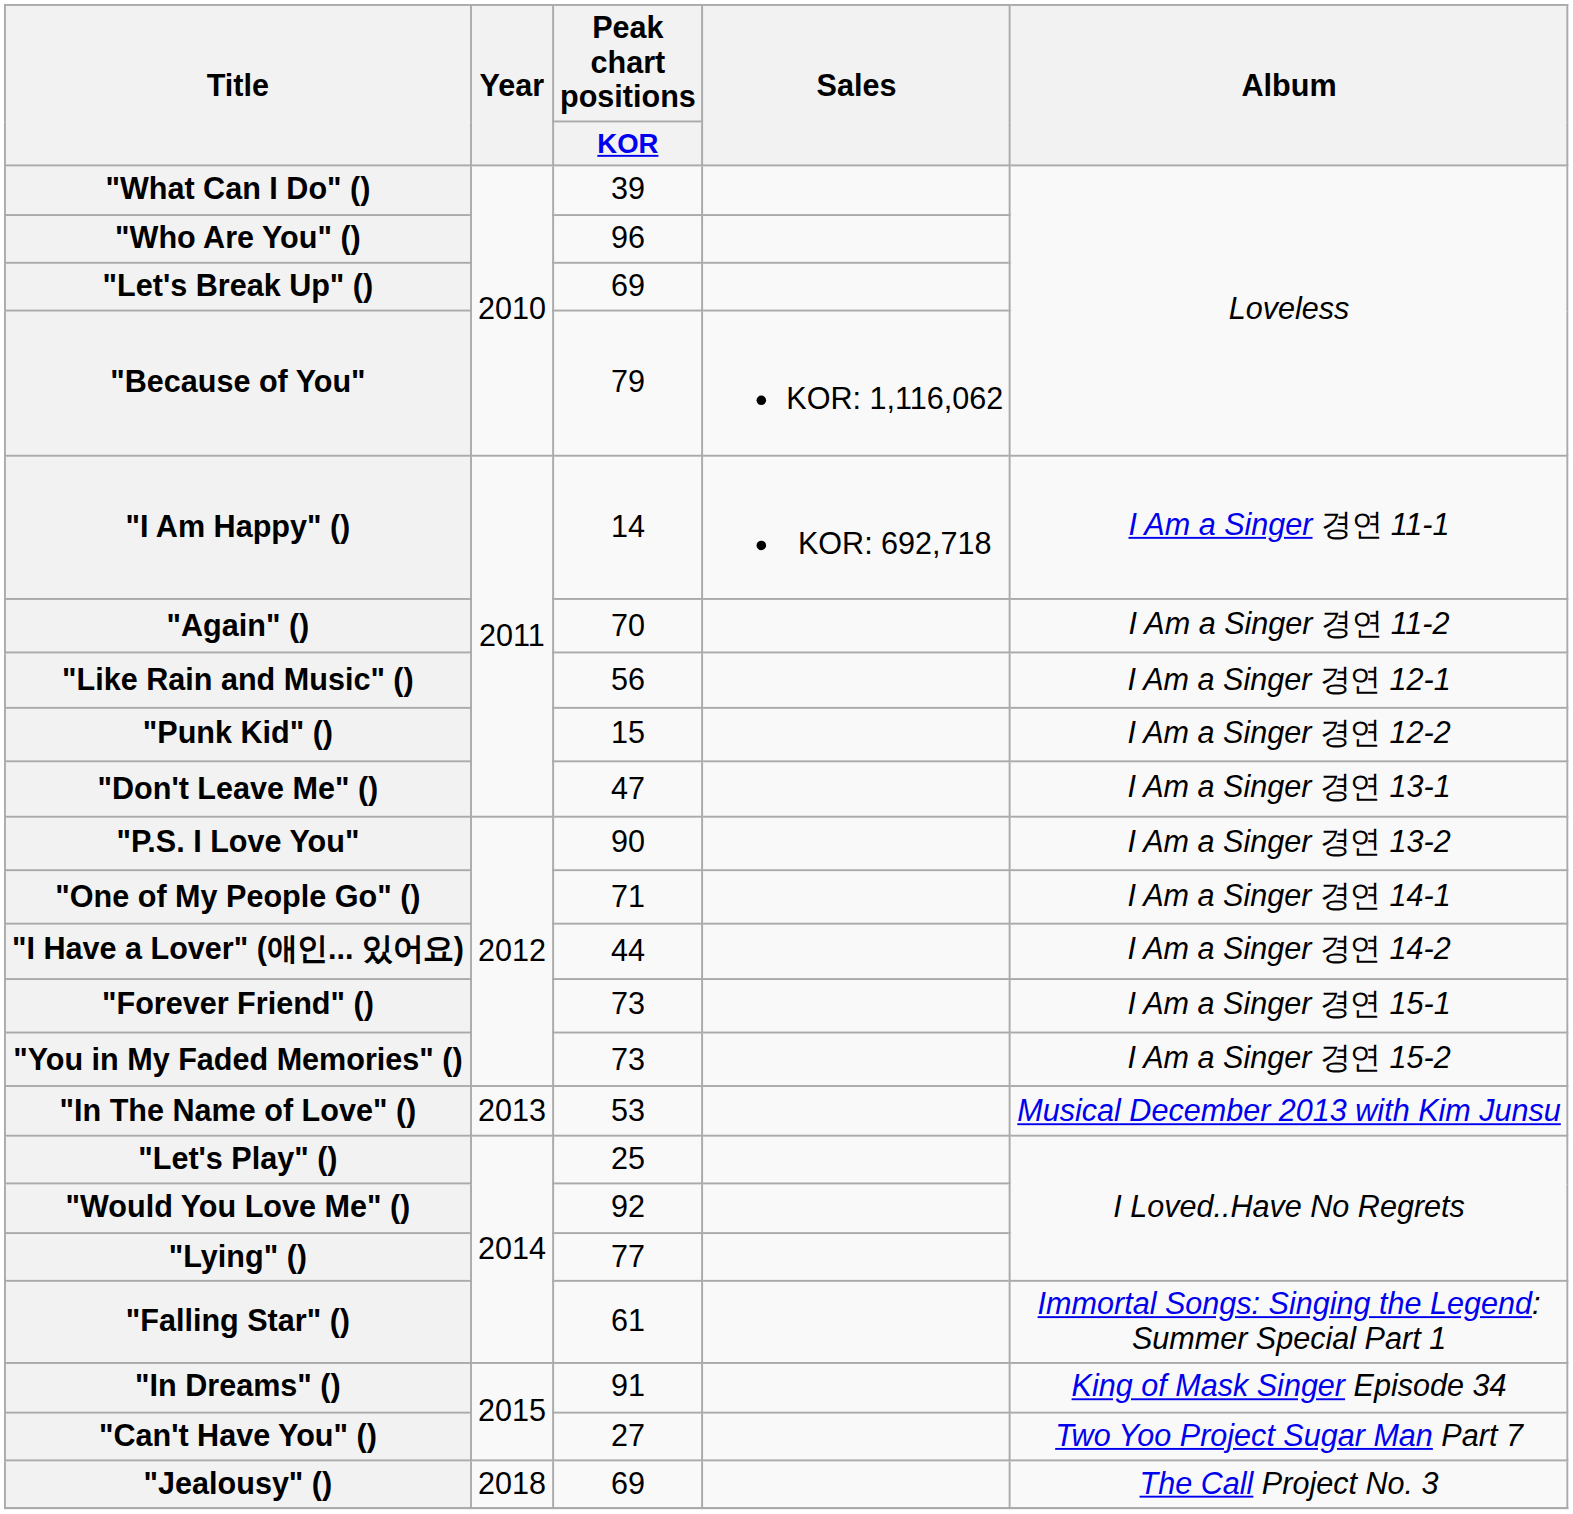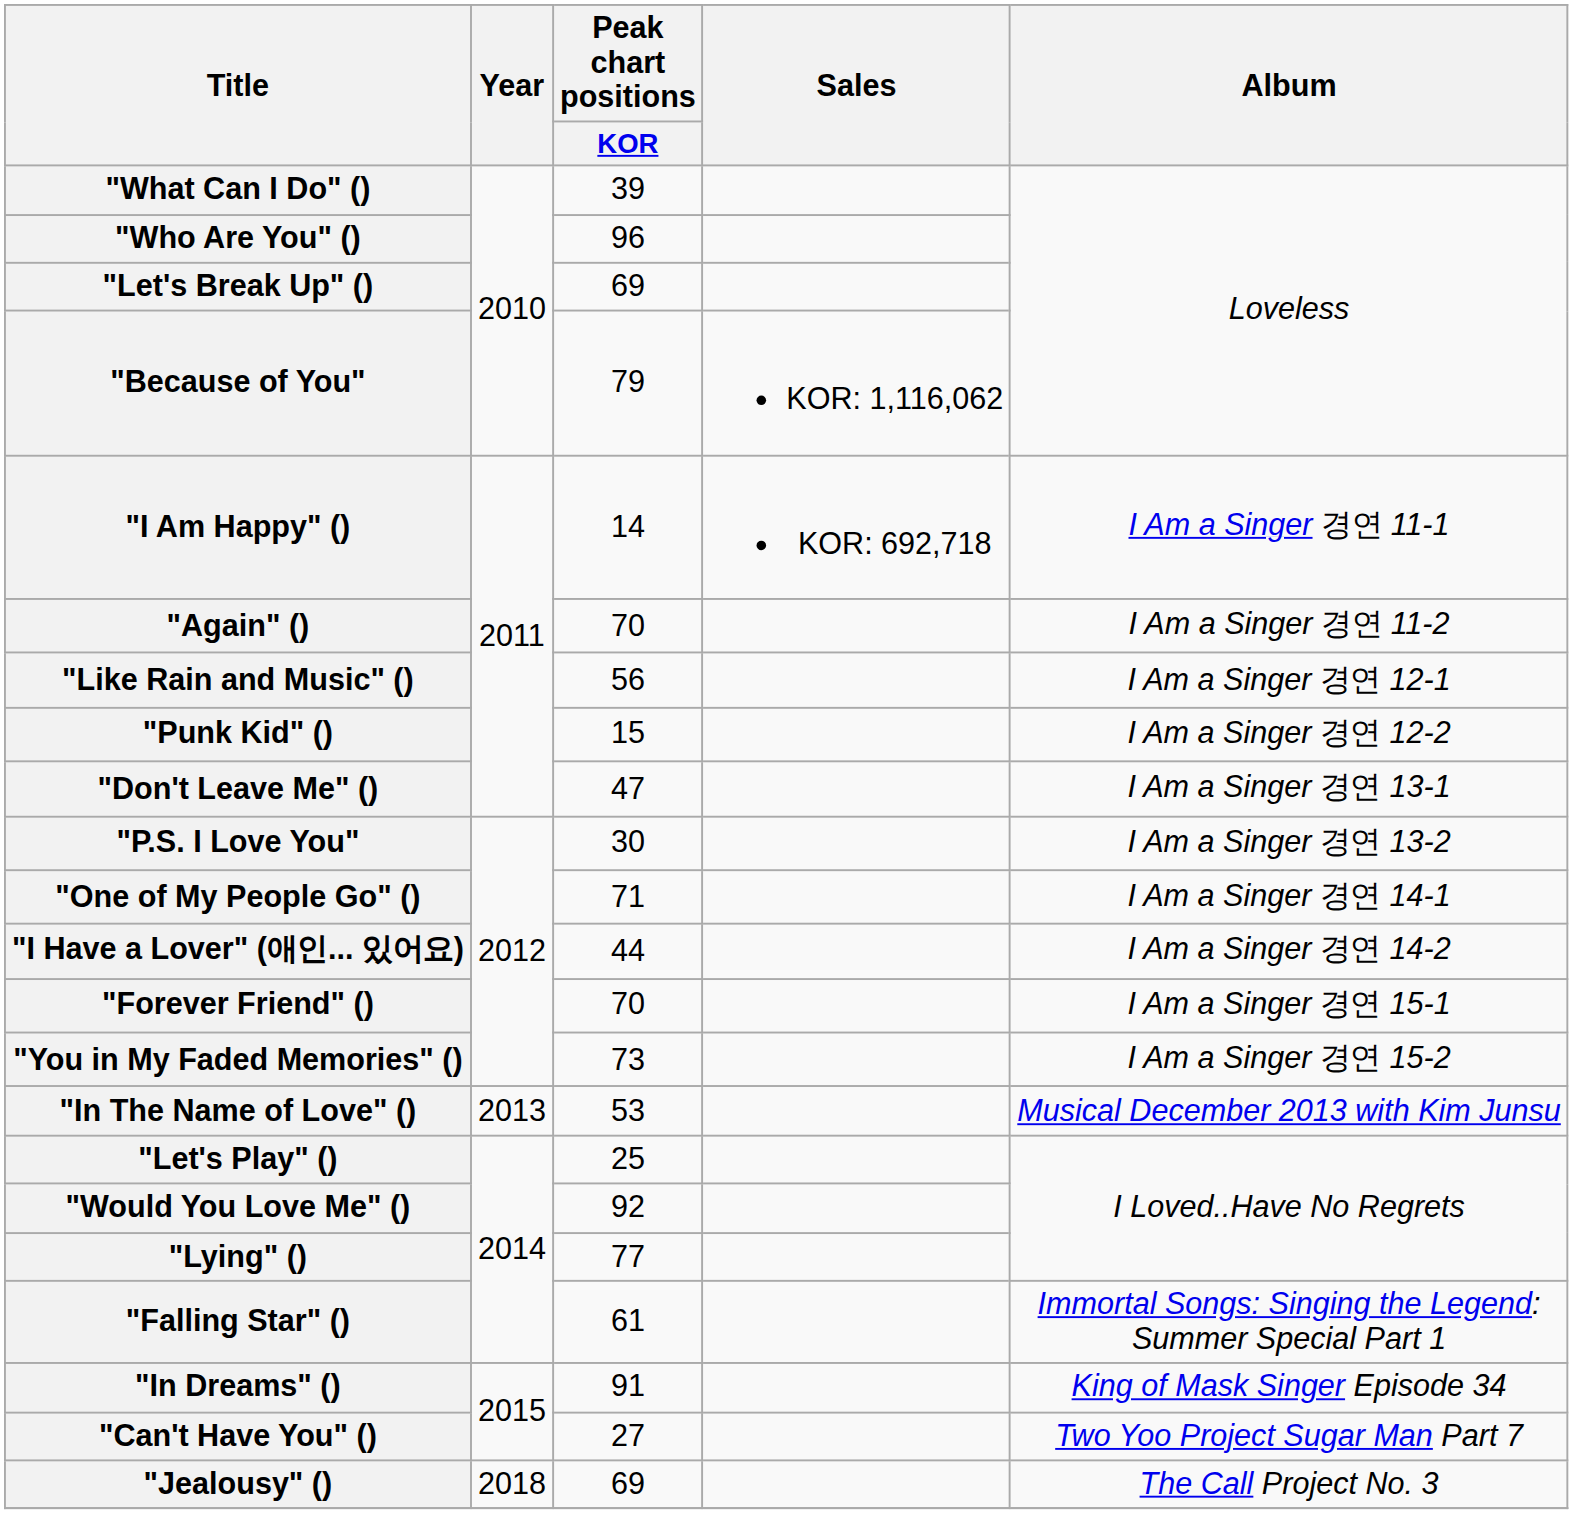(628, 842) 90 -> (628, 842) 30
(628, 1004) 73 -> (628, 1004) 70
